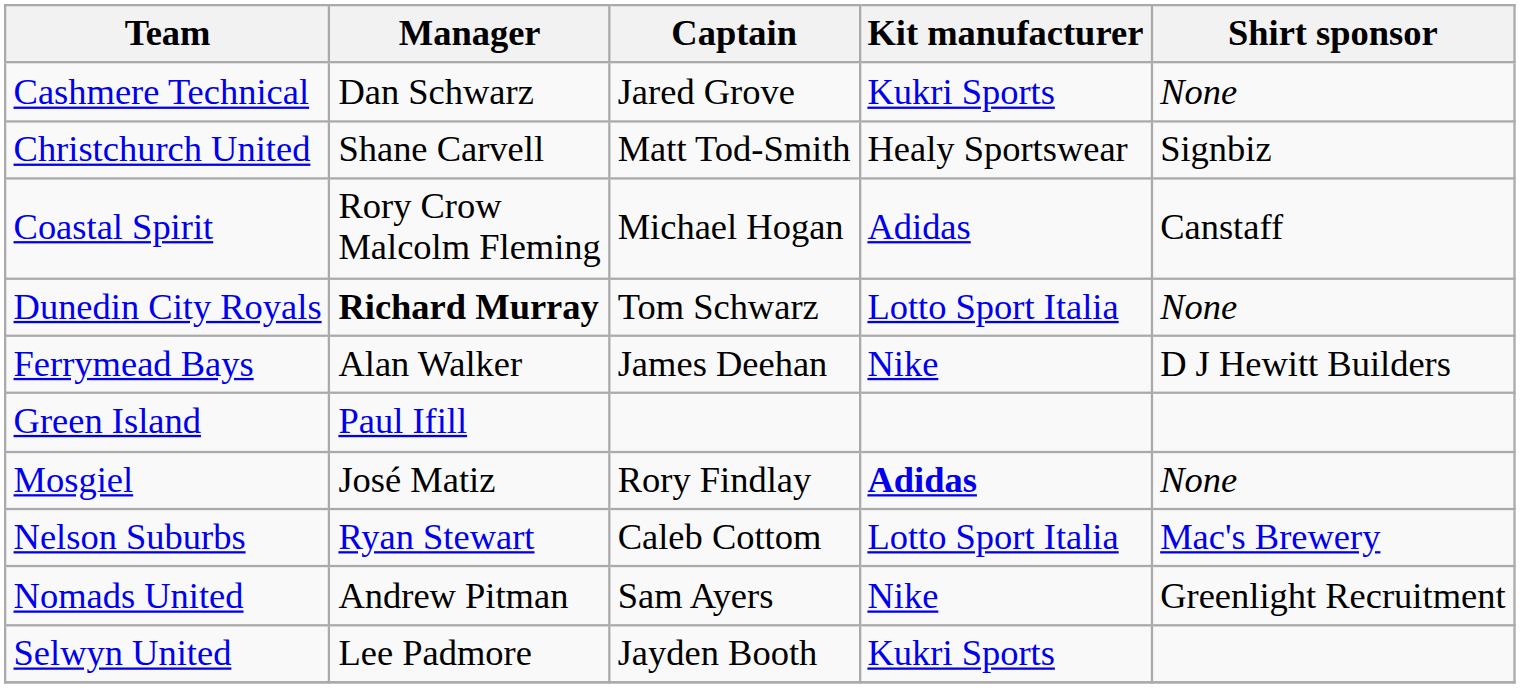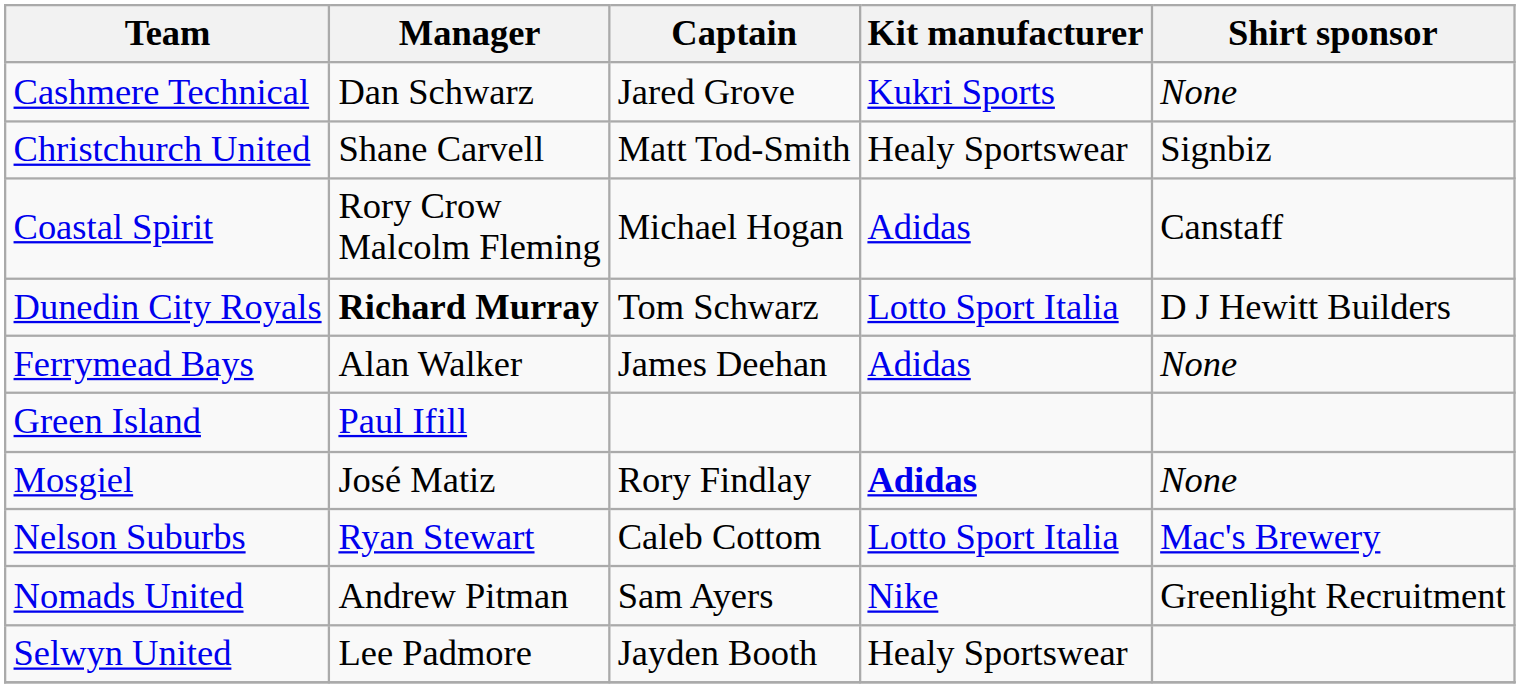(1199, 305) None -> (1306, 305) D J Hewitt Builders
(903, 363) Nike -> (919, 363) Adidas
(1306, 363) D J Hewitt Builders -> (1199, 363) None
(961, 653) Kukri Sports -> (998, 653) Healy Sportswear
